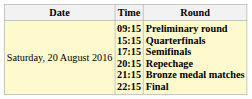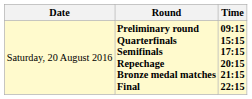columns swapped: (129, 12) <-> (195, 12)
